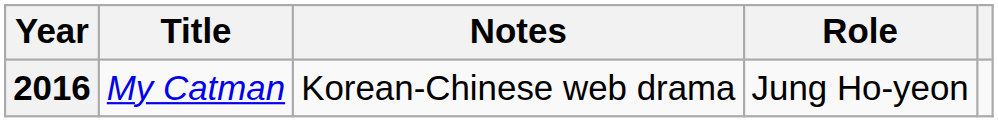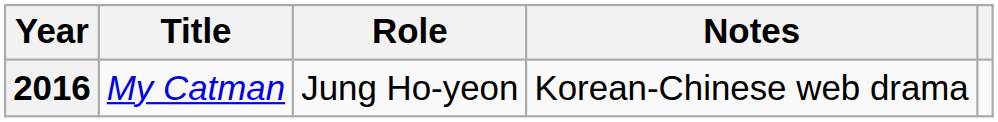columns swapped: (860, 32) <-> (518, 32)
